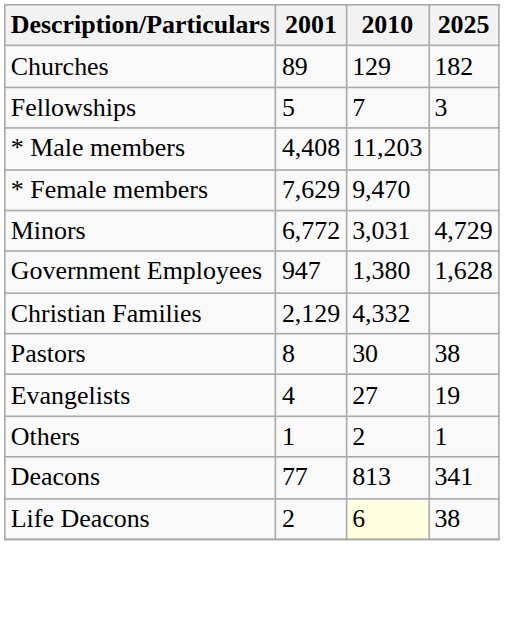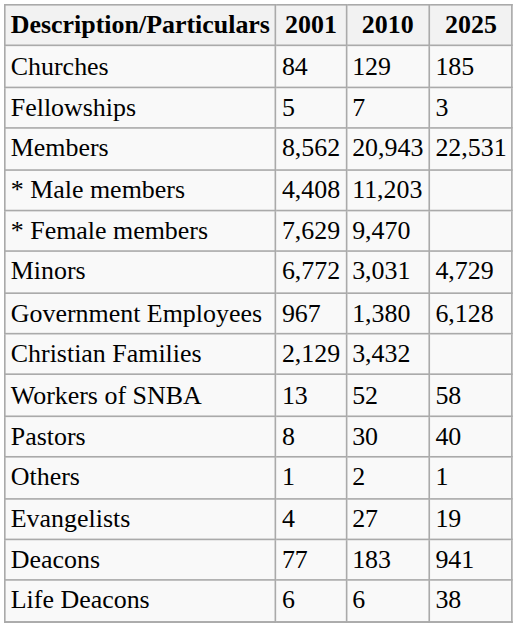(295, 66) 89 -> (295, 66) 84
(454, 66) 182 -> (455, 66) 185
+ row: (60, 148)
(301, 271) 947 -> (301, 312) 967
(464, 271) 1,628 -> (465, 312) 6,128
(381, 312) 4,332 -> (381, 353) 3,432
+ row: (106, 395)
(447, 353) 38 -> (448, 436) 40
rows swapped: (71, 395) <-> (45, 436)
(372, 477) 813 -> (372, 559) 183
(454, 477) 341 -> (455, 559) 941
(288, 518) 2 -> (288, 600) 6
(359, 518) lightyellow background -> (359, 600) no background
